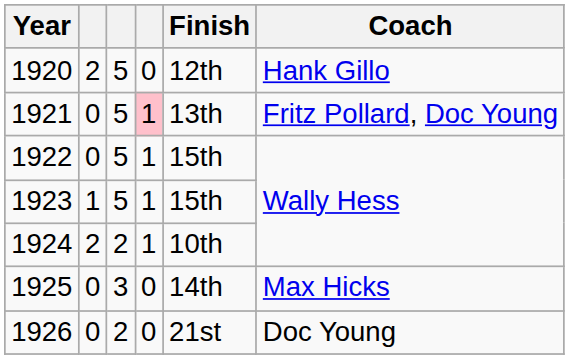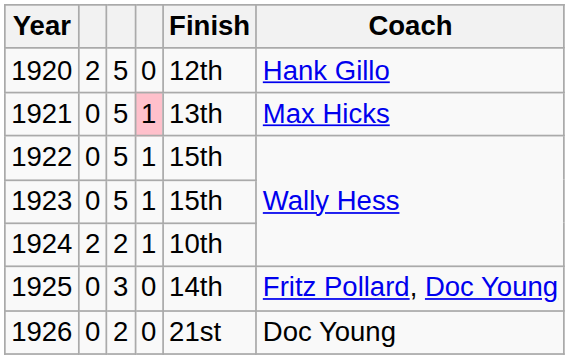(410, 113) Fritz Pollard, Doc Young -> (326, 113) Max Hicks
(93, 200) 1 -> (93, 200) 0
(326, 288) Max Hicks -> (410, 288) Fritz Pollard, Doc Young
